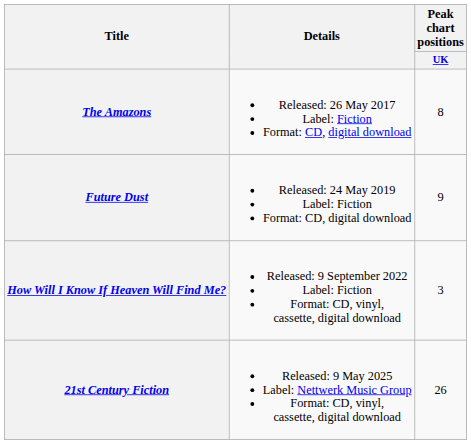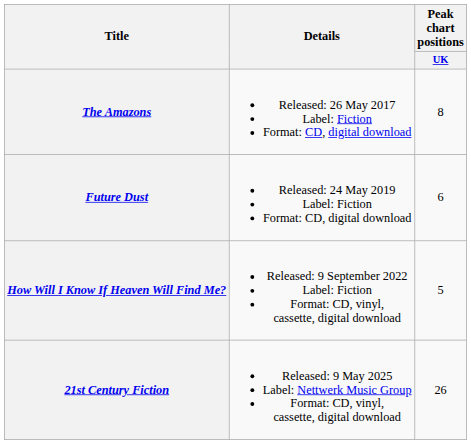(441, 197) 9 -> (441, 197) 6
(441, 290) 3 -> (441, 290) 5
